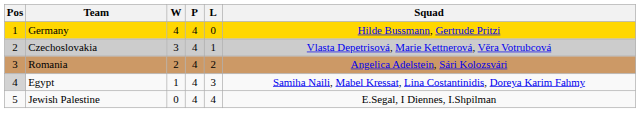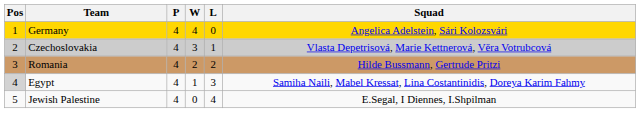columns swapped: (195, 13) <-> (176, 13)
(429, 30) Hilde Bussmann, Gertrude Pritzi -> (429, 30) Angelica Adelstein, Sári Kolozsvári
(429, 64) Angelica Adelstein, Sári Kolozsvári -> (429, 64) Hilde Bussmann, Gertrude Pritzi
